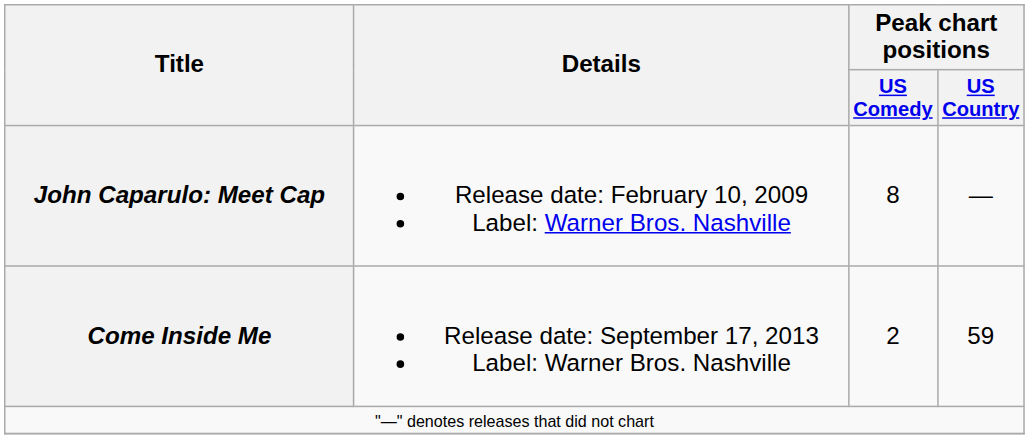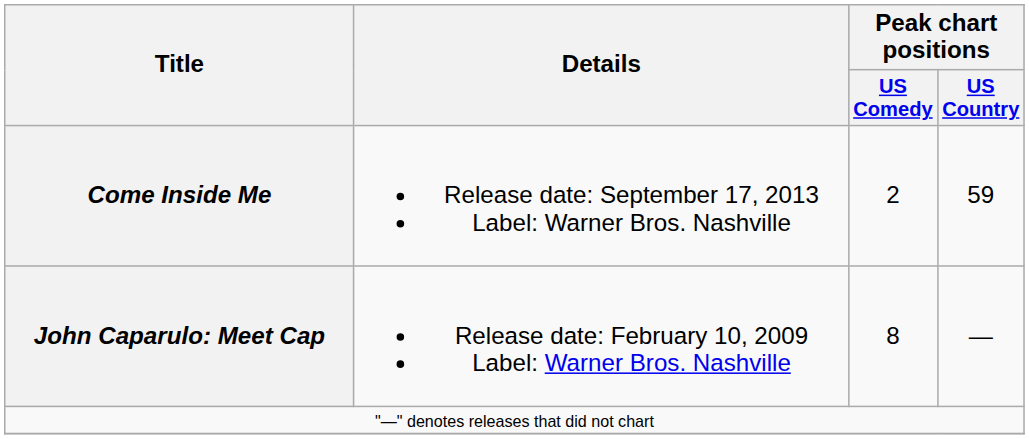rows swapped: (179, 195) <-> (179, 336)
